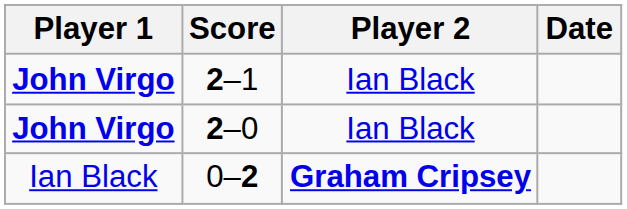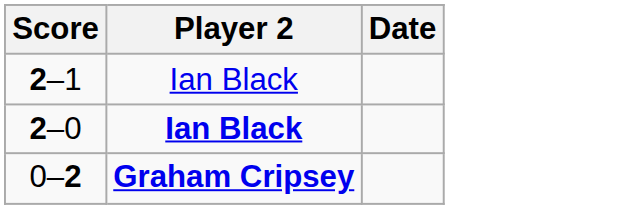- column: (93, 29)
(411, 128) normal -> (234, 128) bold
